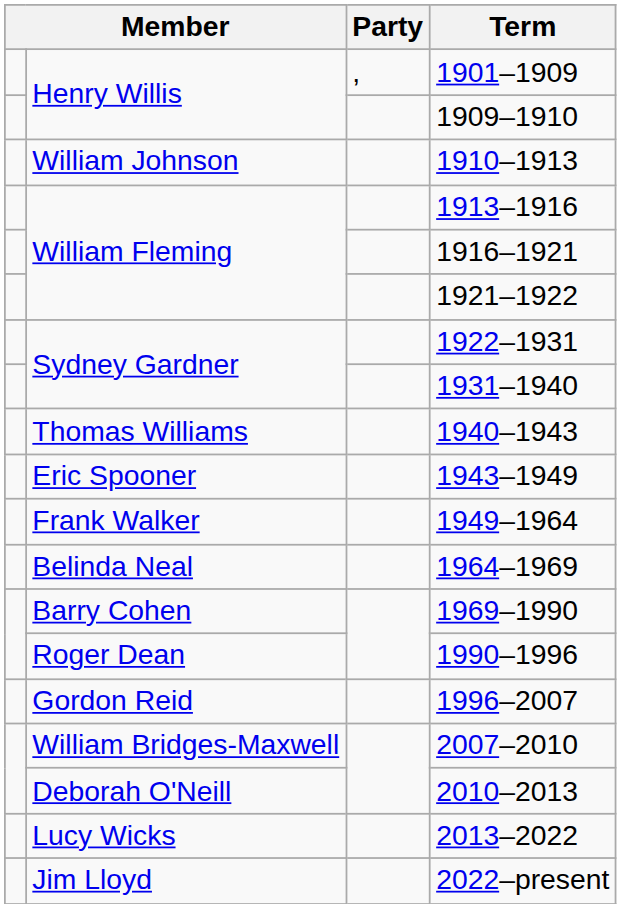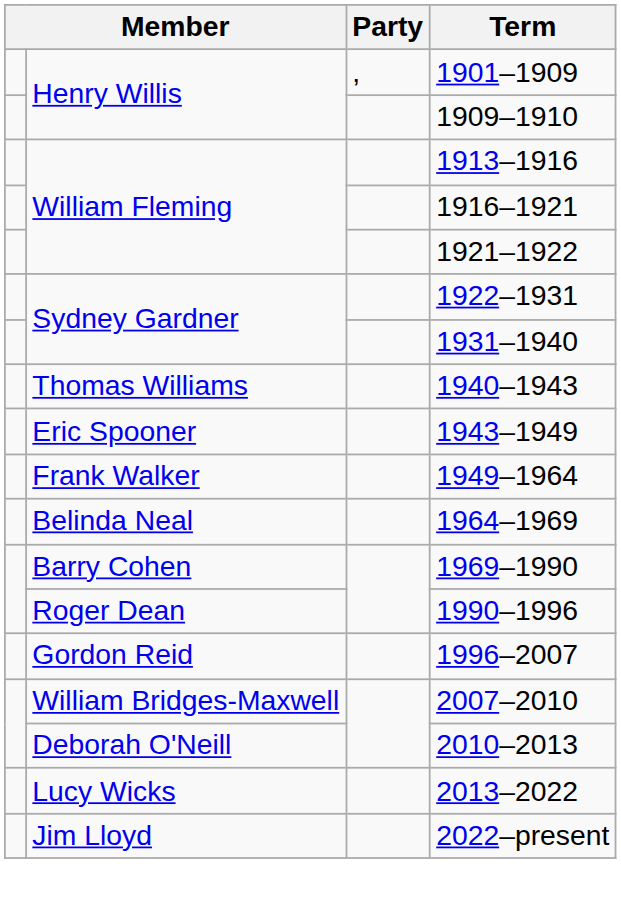- row: (507, 161)
